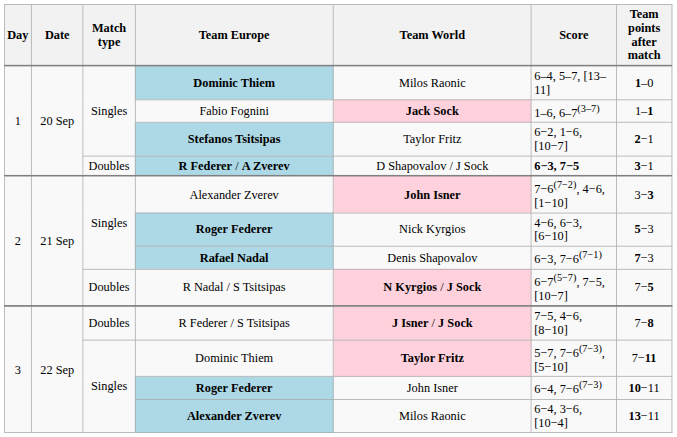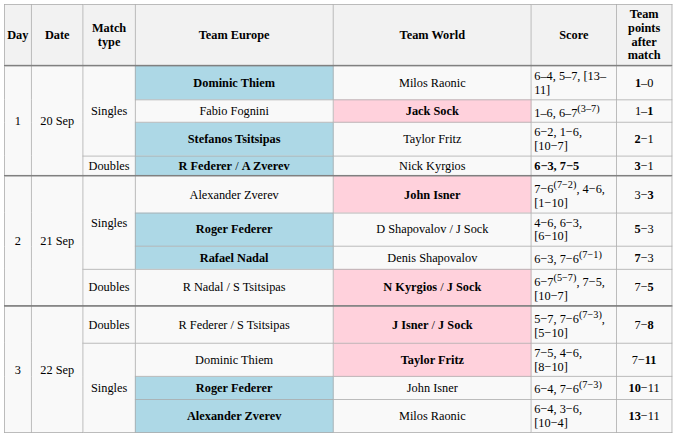(432, 165) D Shapovalov / J Sock -> (432, 165) Nick Kyrgios
(432, 229) Nick Kyrgios -> (432, 229) D Shapovalov / J Sock
(558, 323) 7−5, 4−6, [8−10] -> (570, 324) 5−7, 7−6(7−3), [5−10]
(570, 358) 5−7, 7−6(7−3), [5−10] -> (558, 359) 7−5, 4−6, [8−10]
